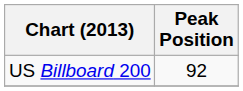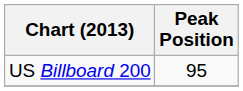(197, 70) 92 -> (197, 70) 95
